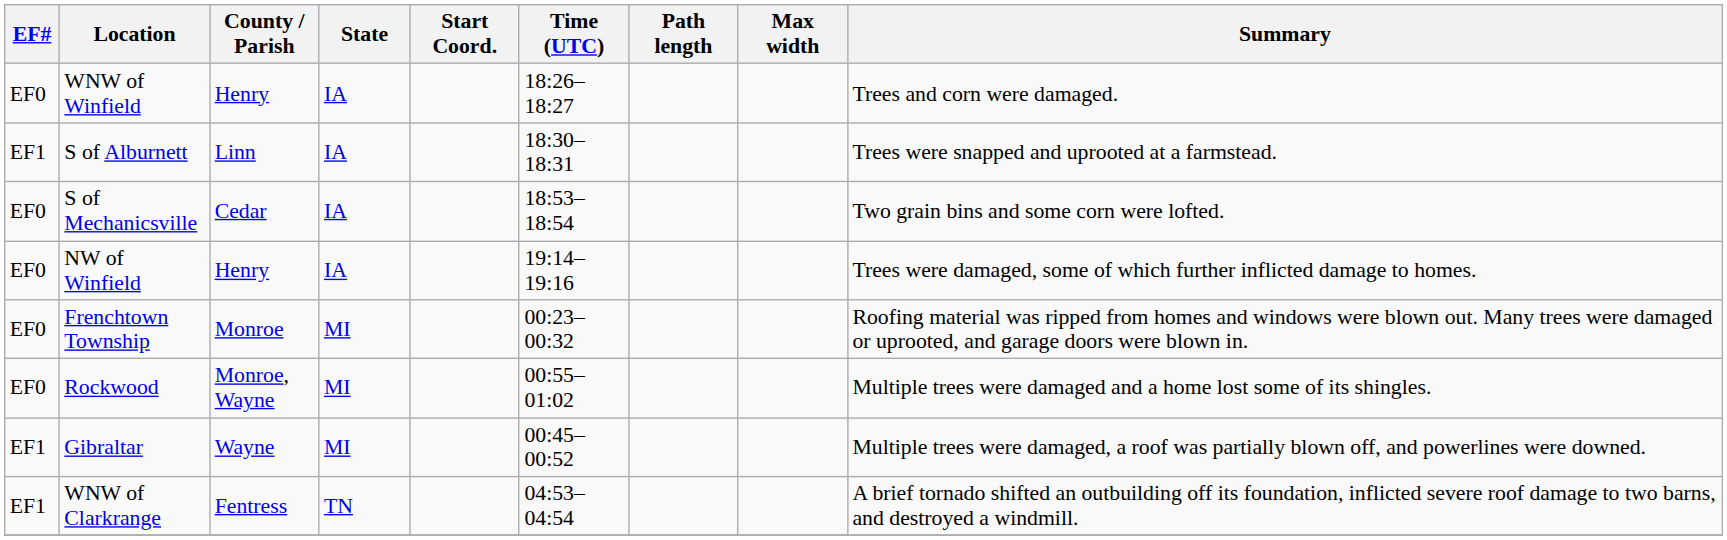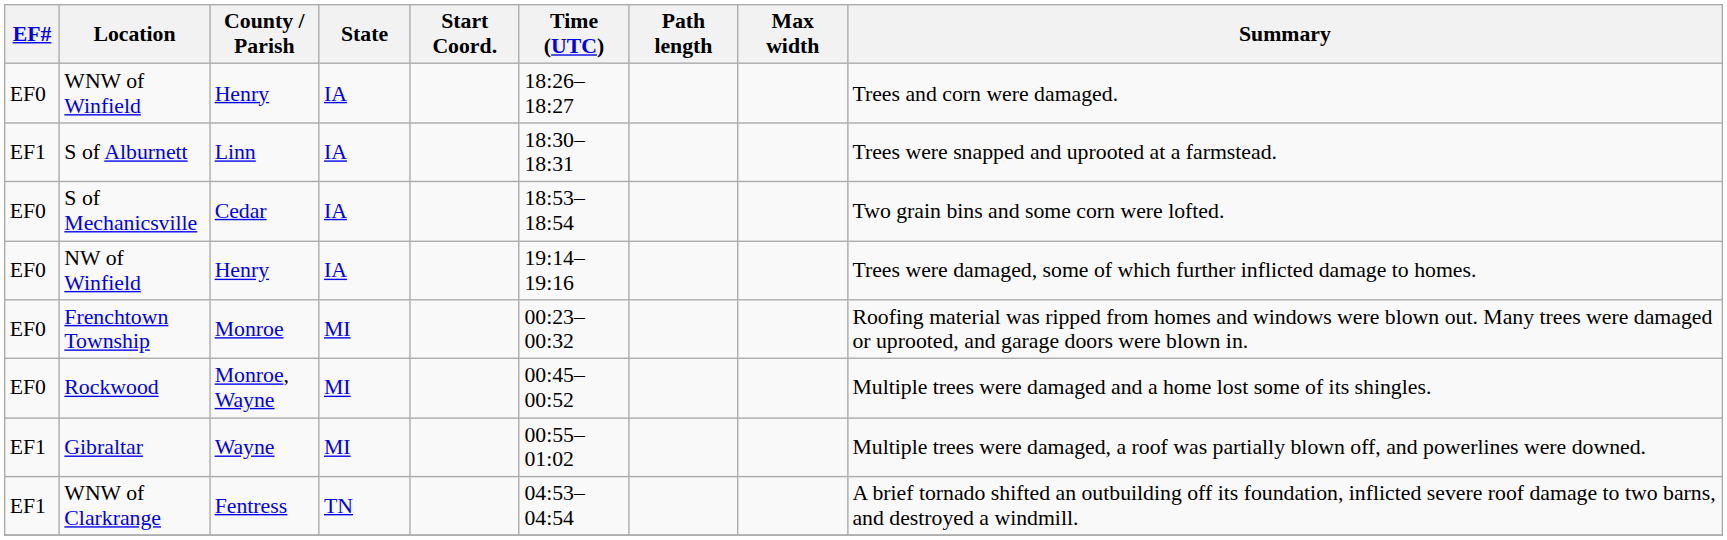(555, 387) 00:55–01:02 -> (555, 387) 00:45–00:52
(555, 446) 00:45–00:52 -> (555, 446) 00:55–01:02
